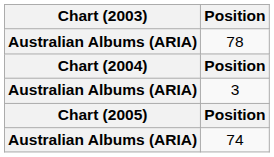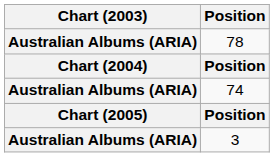rows swapped: (235, 90) <-> (235, 139)
